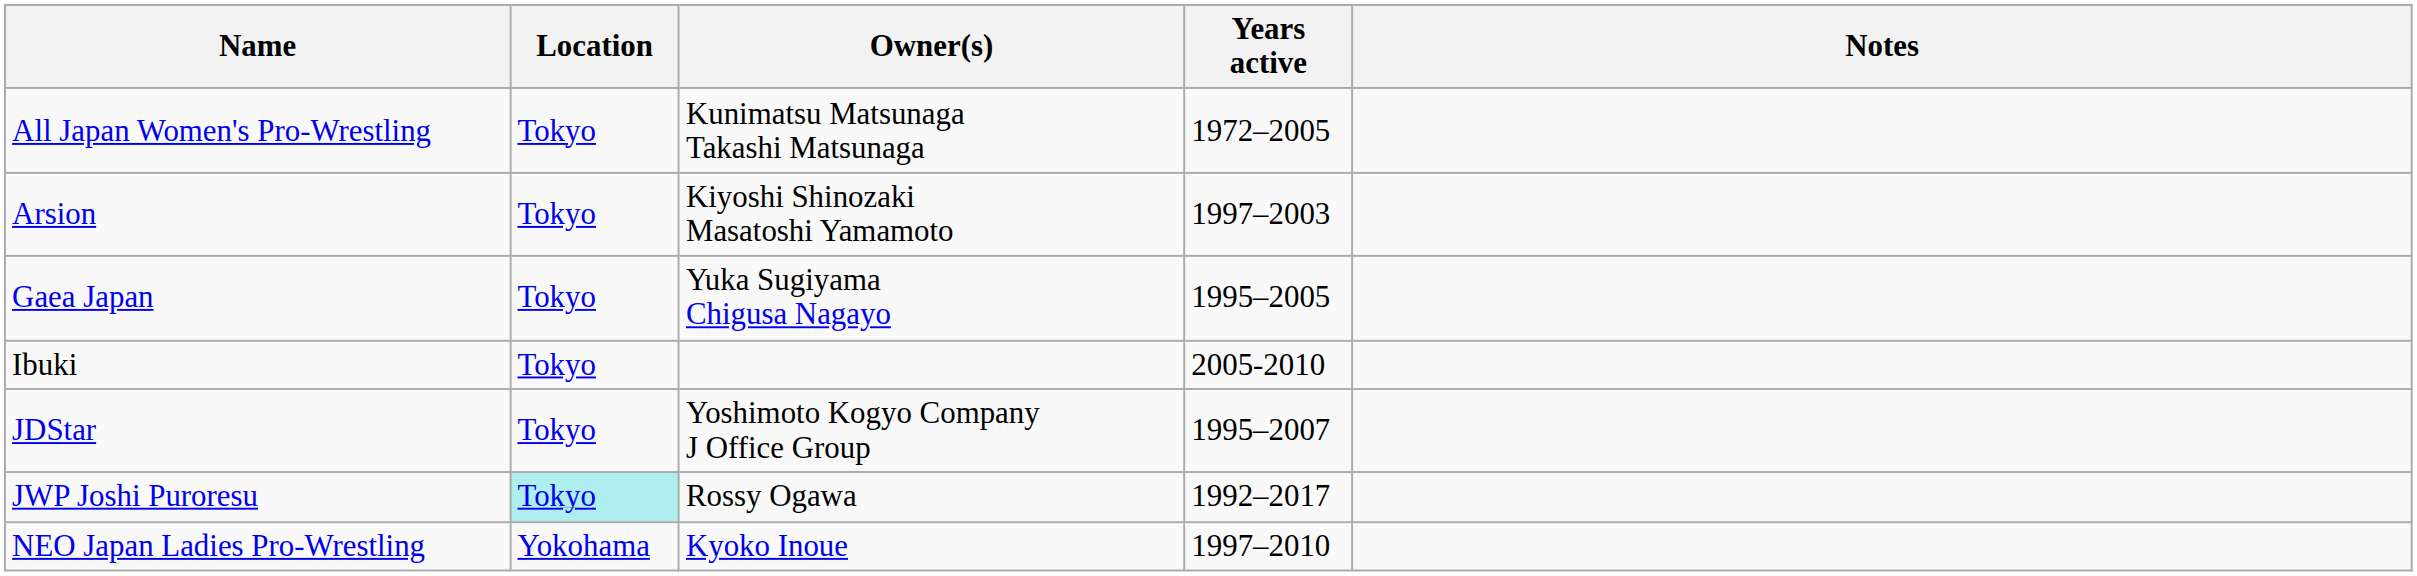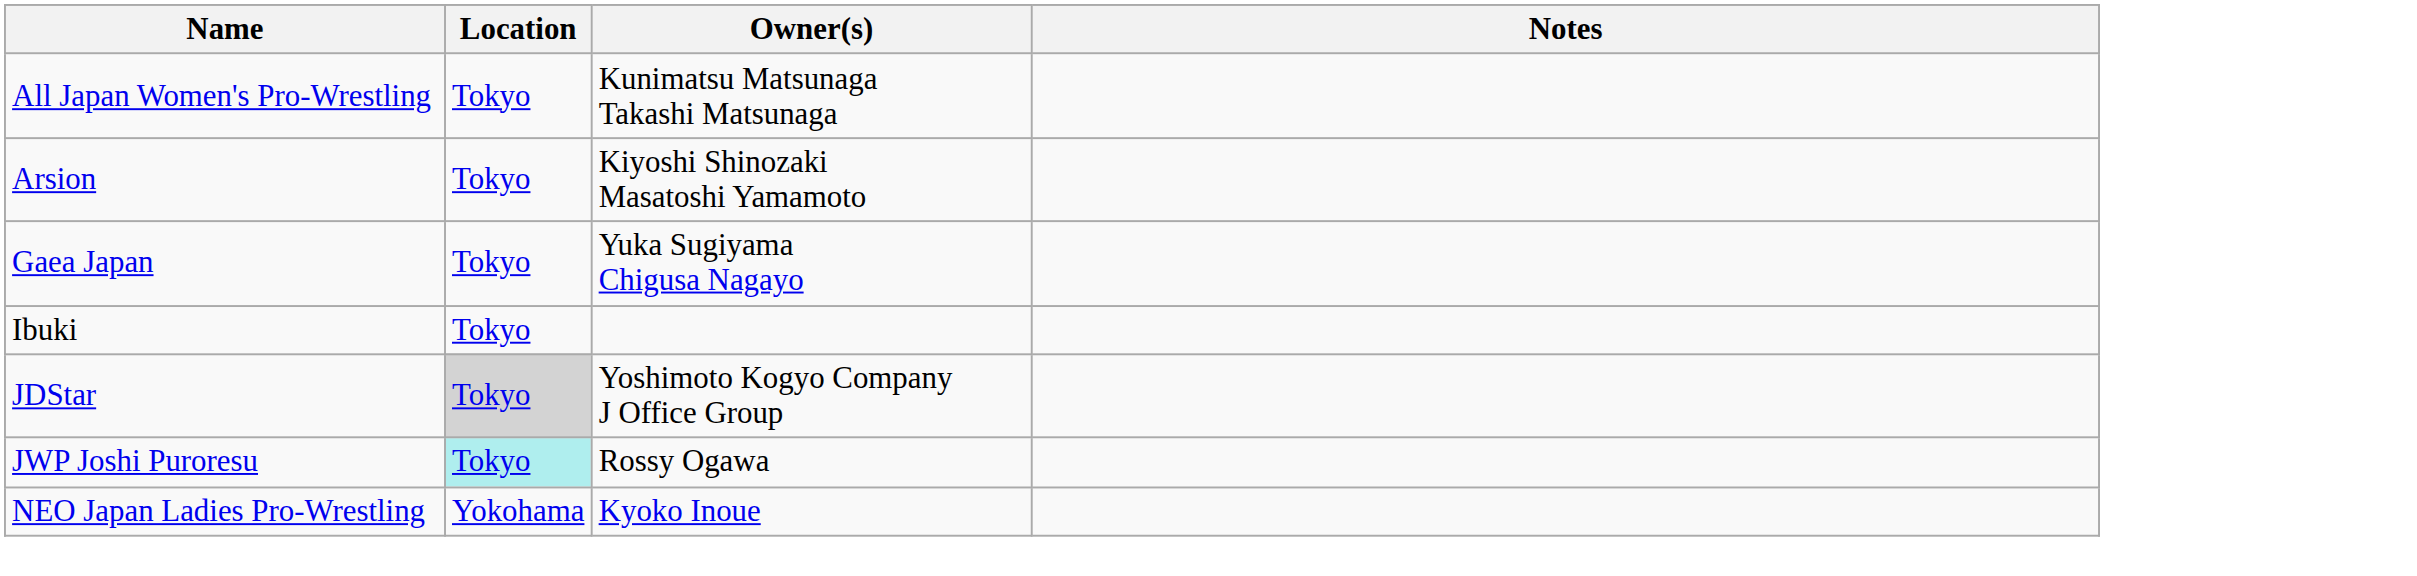- column: (1268, 46)
(557, 430) no background -> (491, 395) lightgrey background
